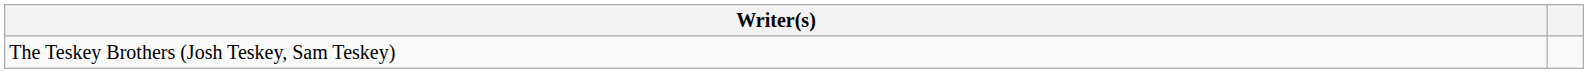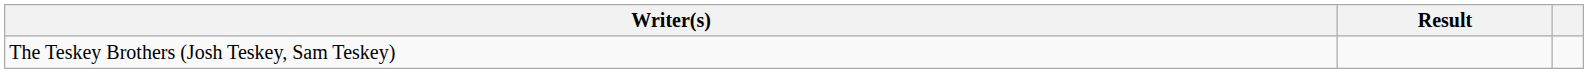+ column: (1445, 20)
